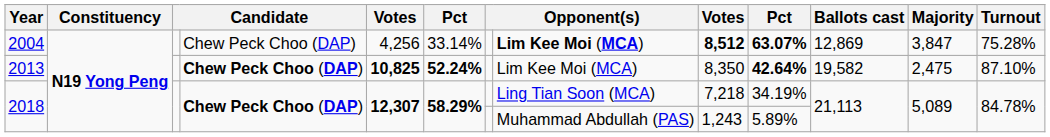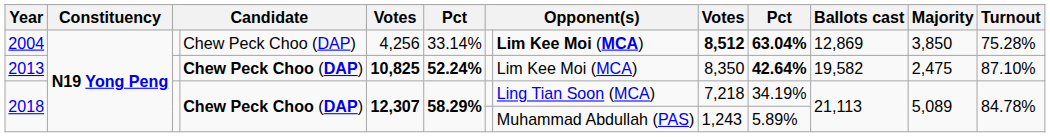(779, 43) 63.07% -> (779, 43) 63.04%
(932, 43) 3,847 -> (932, 43) 3,850
